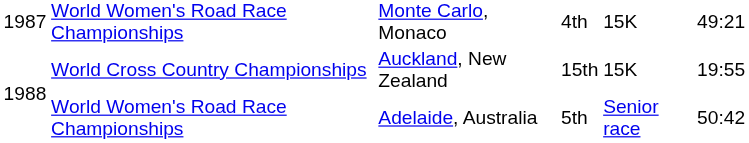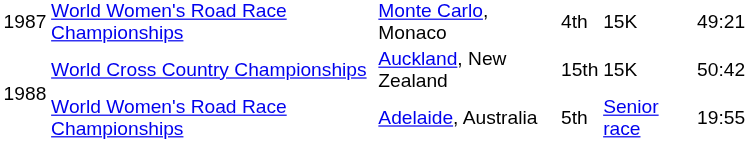(721, 70) 19:55 -> (721, 70) 50:42
(721, 118) 50:42 -> (721, 118) 19:55
